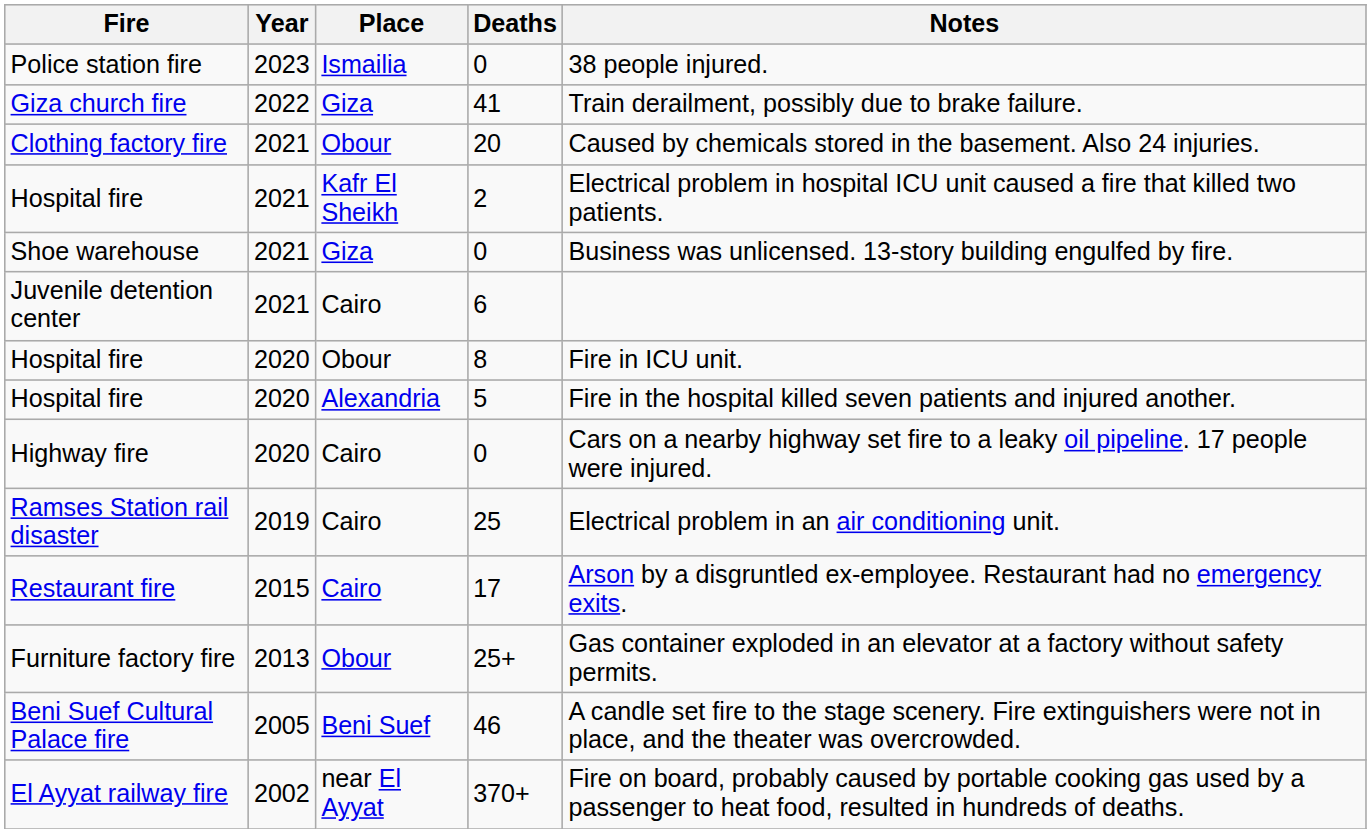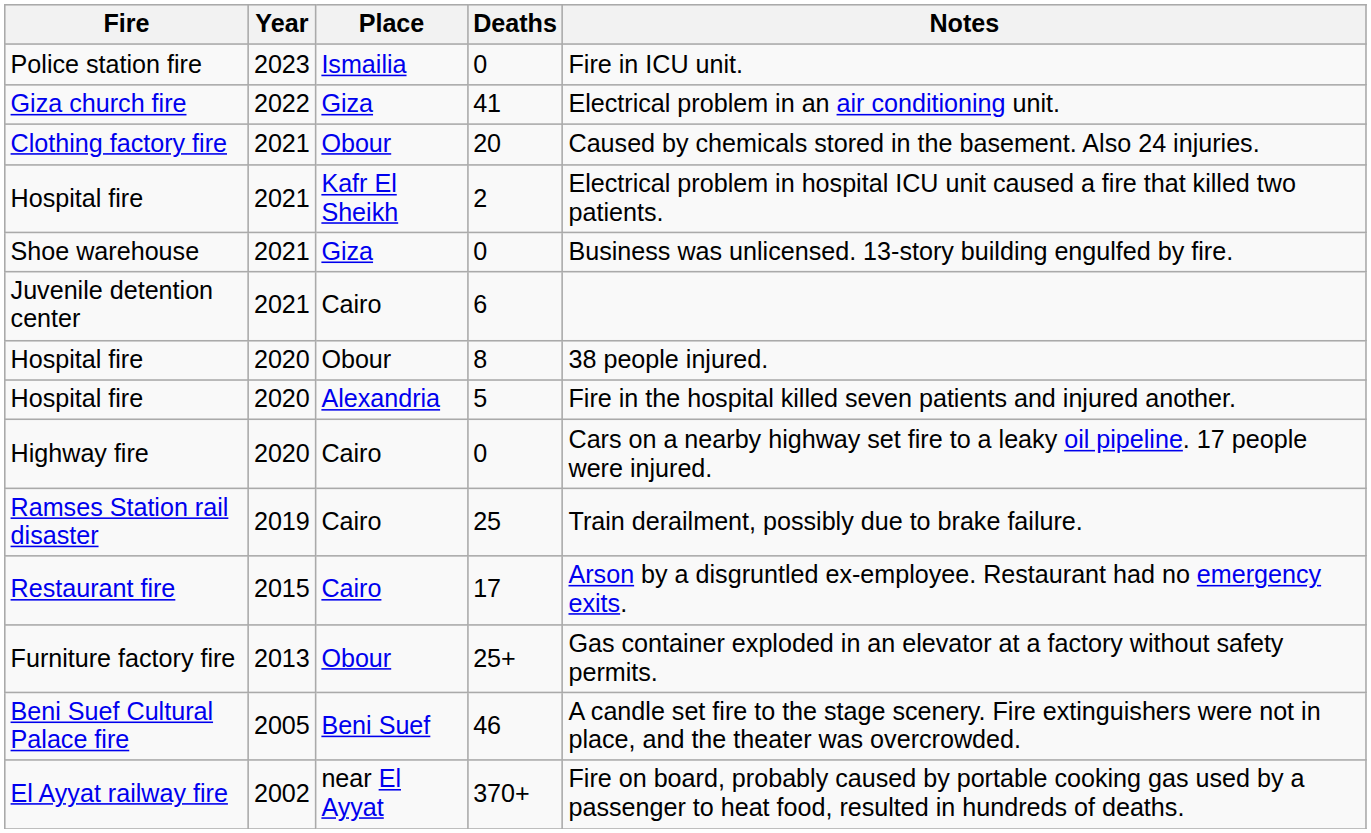(668, 64) 38 people injured. -> (656, 64) Fire in ICU unit.
(826, 104) Train derailment, possibly due to brake failure. -> (814, 104) Electrical problem in an air conditioning unit.
(656, 359) Fire in ICU unit. -> (668, 359) 38 people injured.
(814, 521) Electrical problem in an air conditioning unit. -> (826, 521) Train derailment, possibly due to brake failure.
